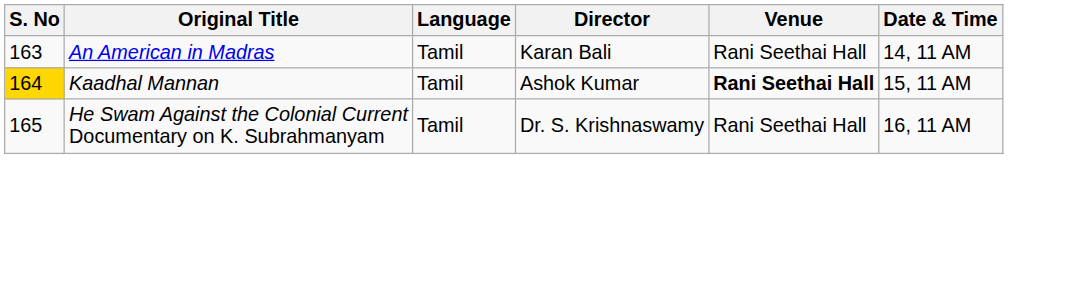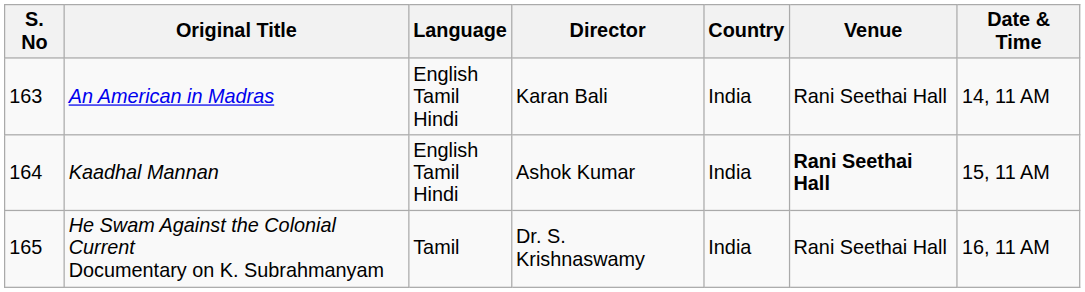+ column: (746, 31)
(440, 51) Tamil -> (446, 96) English Tamil Hindi
(26, 83) gold background -> (26, 172) no background
(440, 83) Tamil -> (446, 172) English Tamil Hindi
